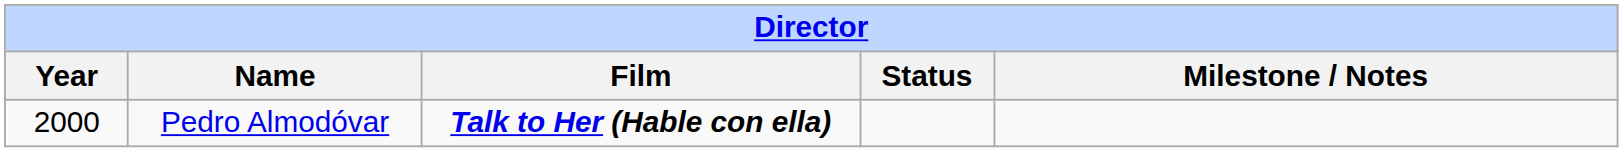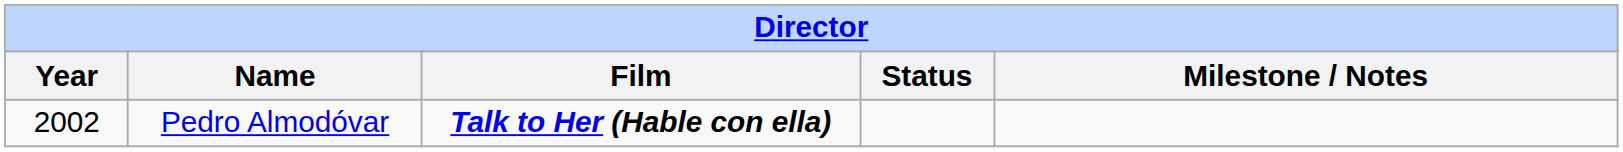(67, 122) 2000 -> (67, 122) 2002
